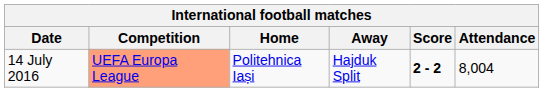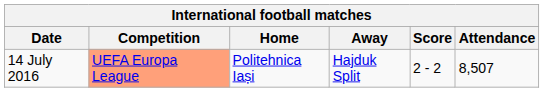(427, 68) bold -> (427, 68) normal
(476, 68) 8,004 -> (476, 68) 8,507
